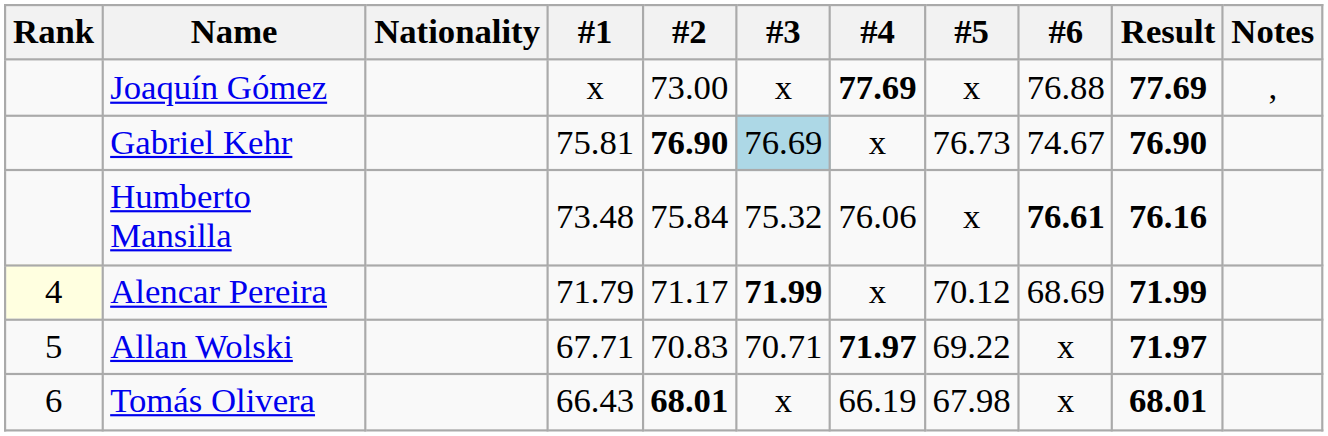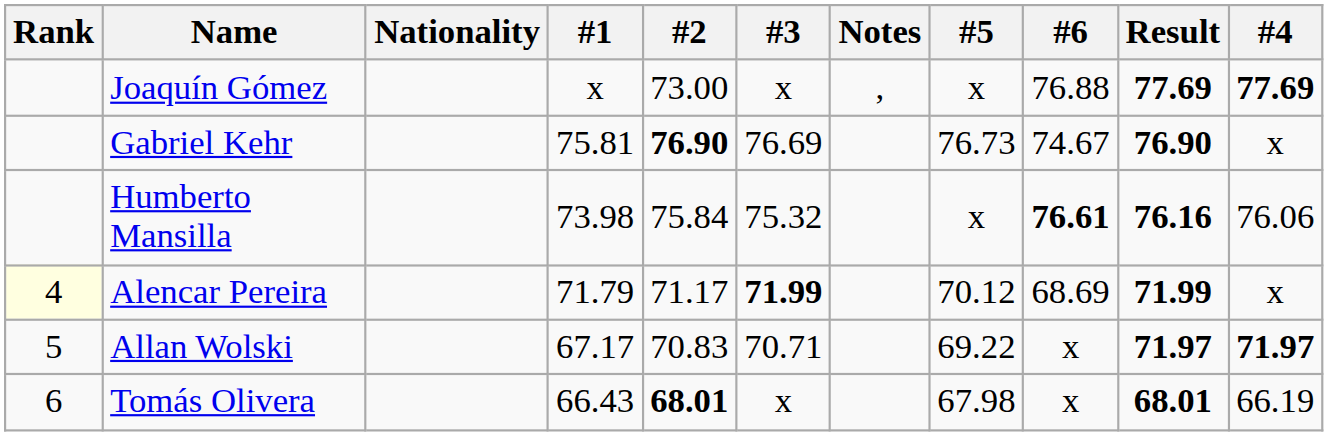columns swapped: (877, 32) <-> (1273, 32)
(783, 142) lightblue background -> (783, 142) no background
(595, 216) 73.48 -> (595, 216) 73.98
(595, 346) 67.71 -> (595, 346) 67.17
